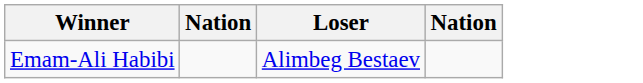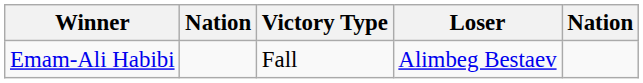+ column: (325, 22)
